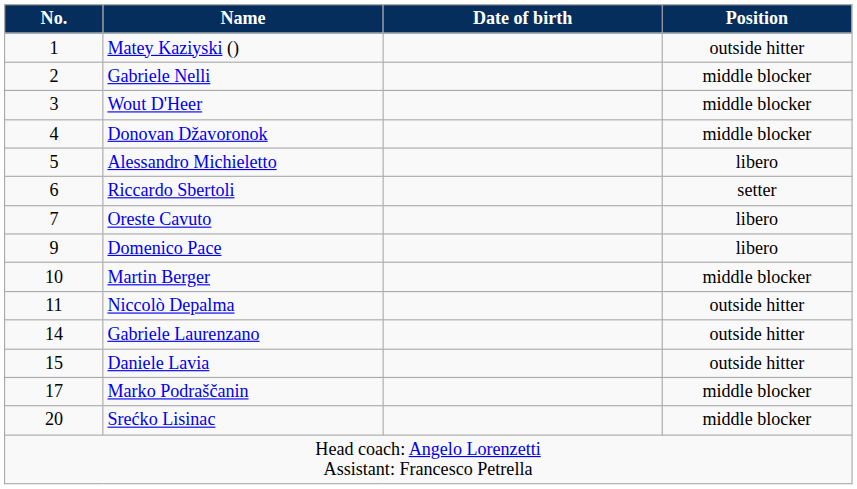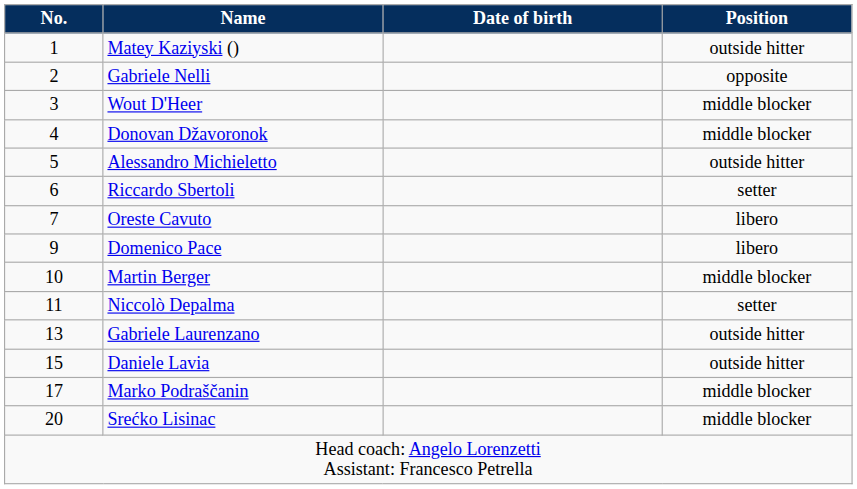(757, 76) middle blocker -> (757, 76) opposite
(757, 162) libero -> (757, 162) outside hitter
(757, 305) outside hitter -> (757, 305) setter
(54, 334) 14 -> (54, 334) 13
